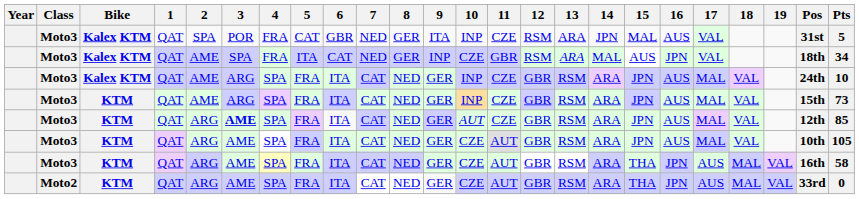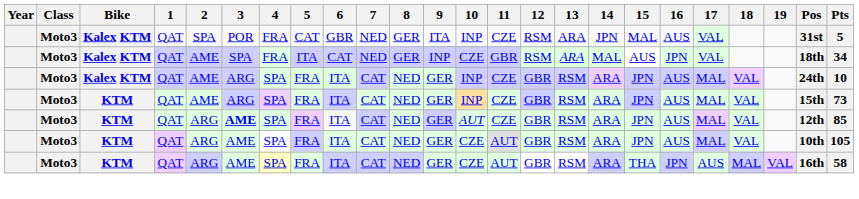- row: (59, 183)
